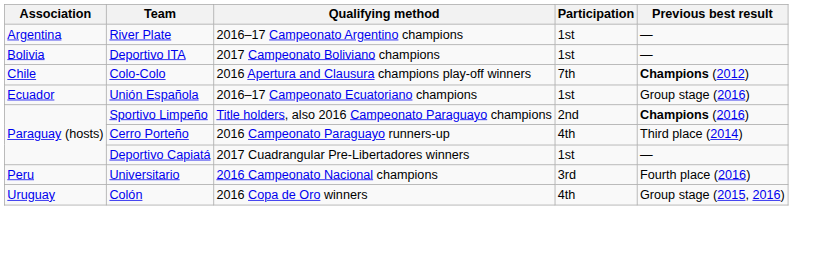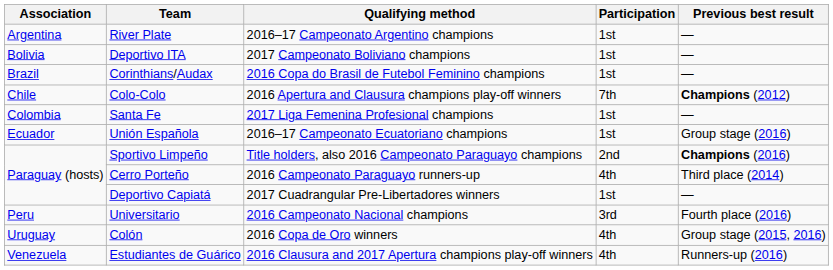+ row: (161, 74)
+ row: (135, 114)
+ row: (175, 255)
